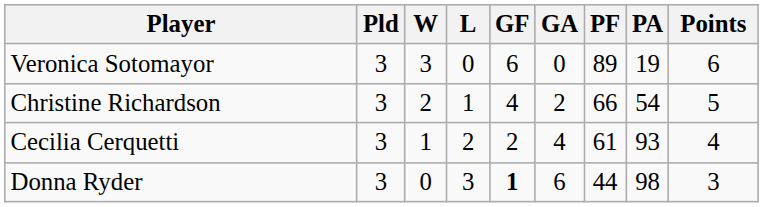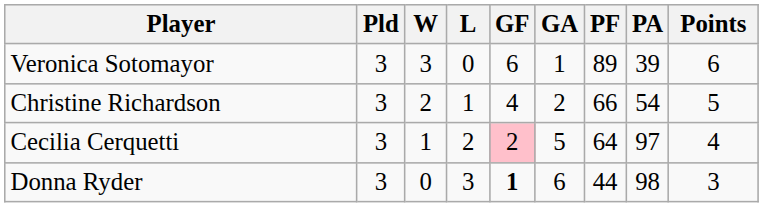(560, 63) 0 -> (560, 63) 1
(648, 63) 19 -> (648, 63) 39
(512, 142) no background -> (512, 142) pink background
(560, 142) 4 -> (560, 142) 5
(605, 142) 61 -> (605, 142) 64
(648, 142) 93 -> (648, 142) 97
